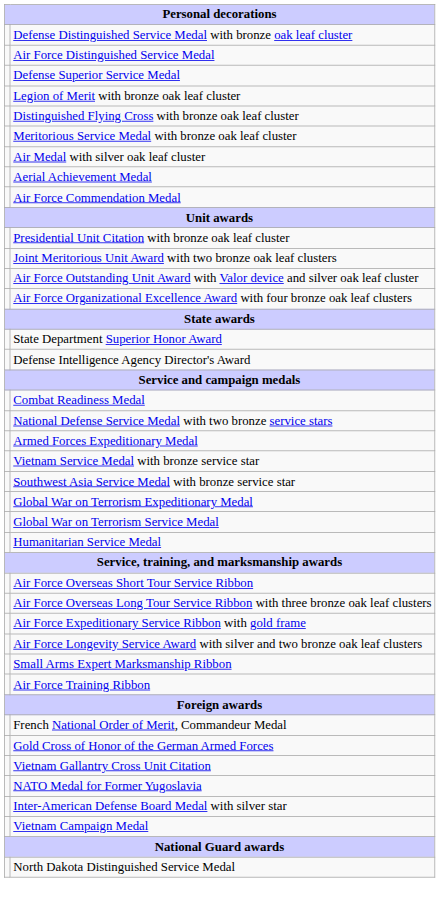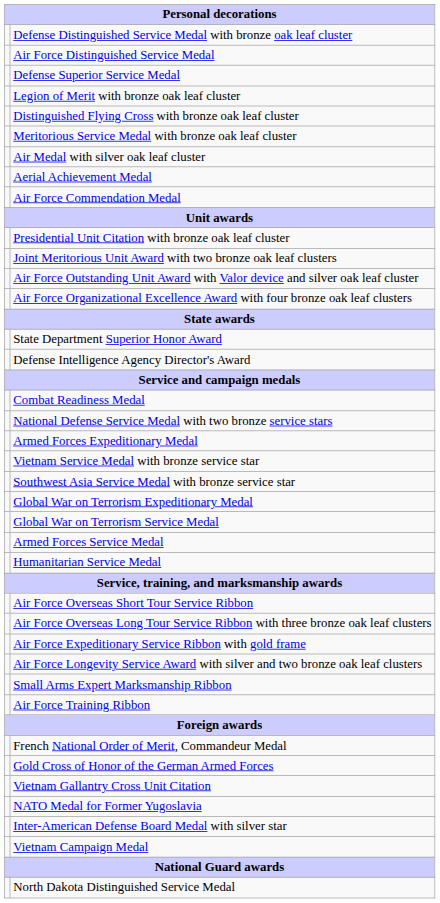+ row: (88, 542)
